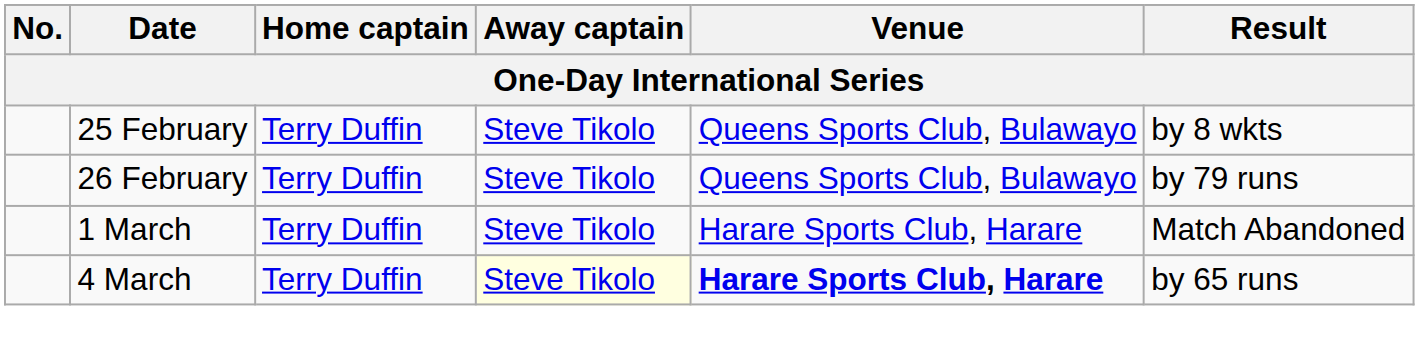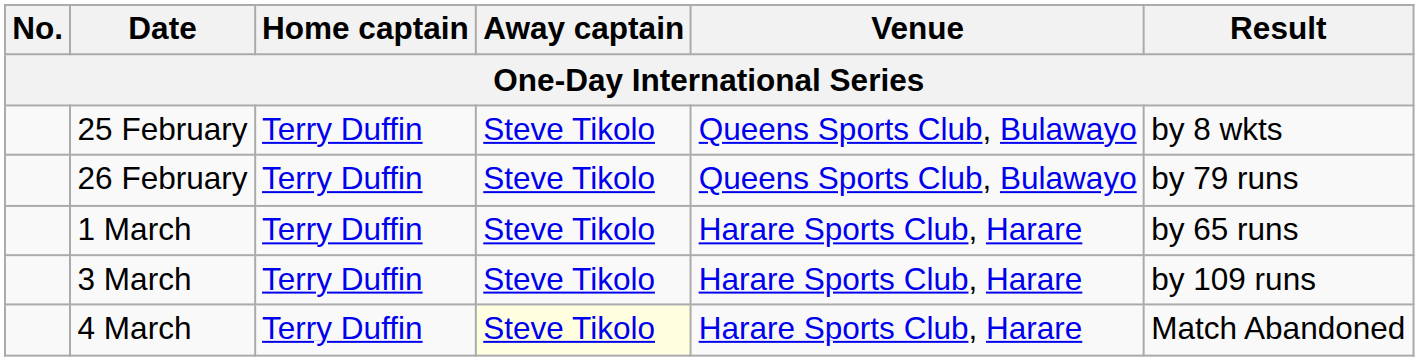(1278, 229) Match Abandoned -> (1225, 229) by 65 runs
+ row: (134, 279)
(901, 279) bold -> (890, 329) normal
(1225, 279) by 65 runs -> (1278, 329) Match Abandoned
